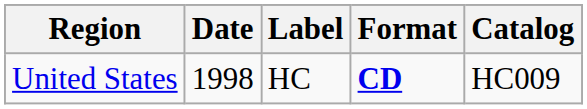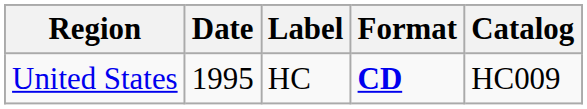(223, 77) 1998 -> (223, 77) 1995
